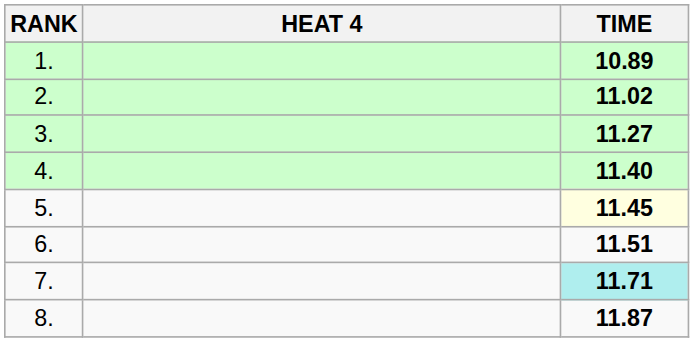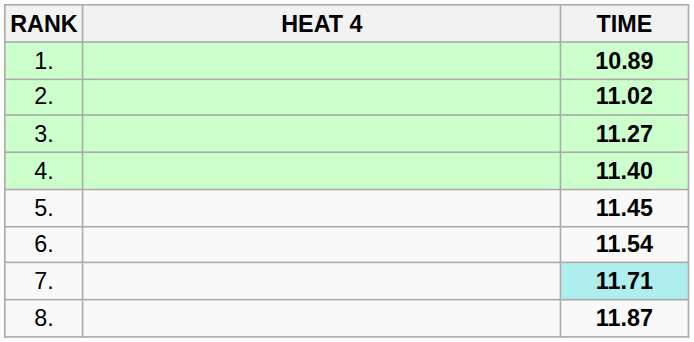(624, 208) lightyellow background -> (624, 208) no background
(624, 245) 11.51 -> (624, 245) 11.54
